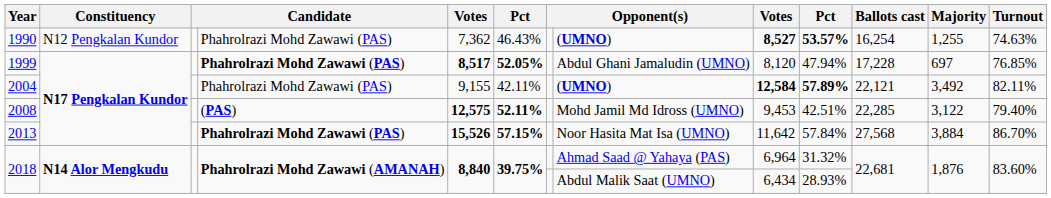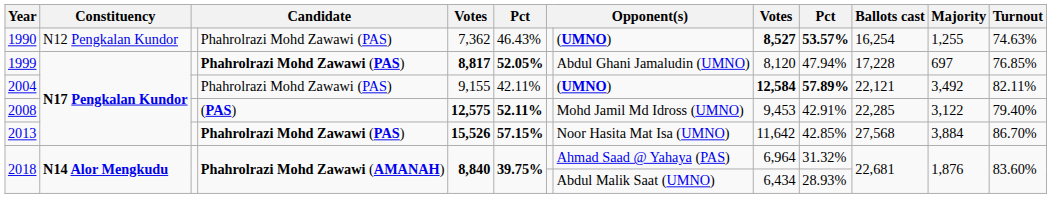(474, 63) 8,517 -> (474, 63) 8,817
(824, 110) 42.51% -> (824, 110) 42.91%
(824, 134) 57.84% -> (824, 134) 42.85%
